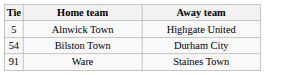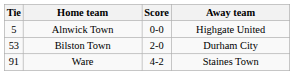+ column: (157, 12)
(14, 45) 54 -> (14, 45) 53
